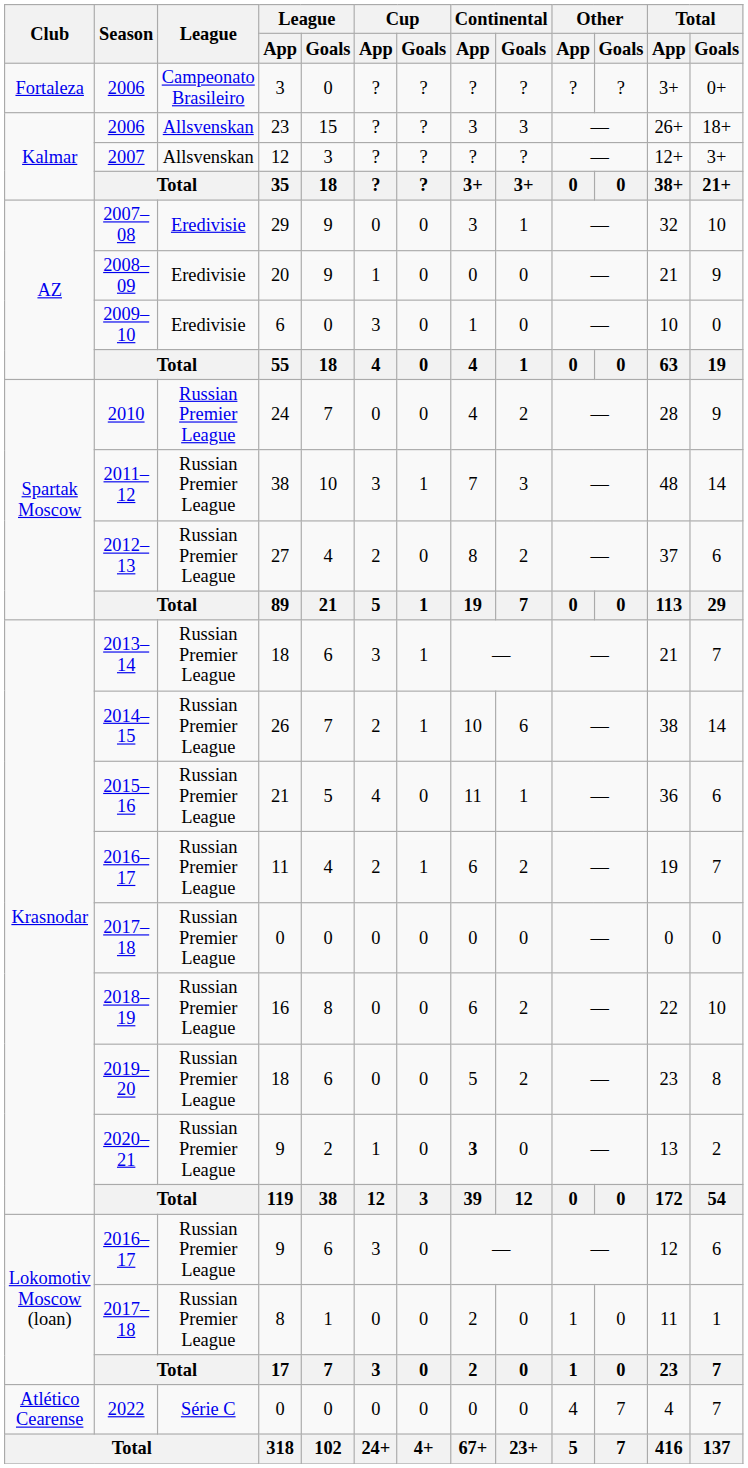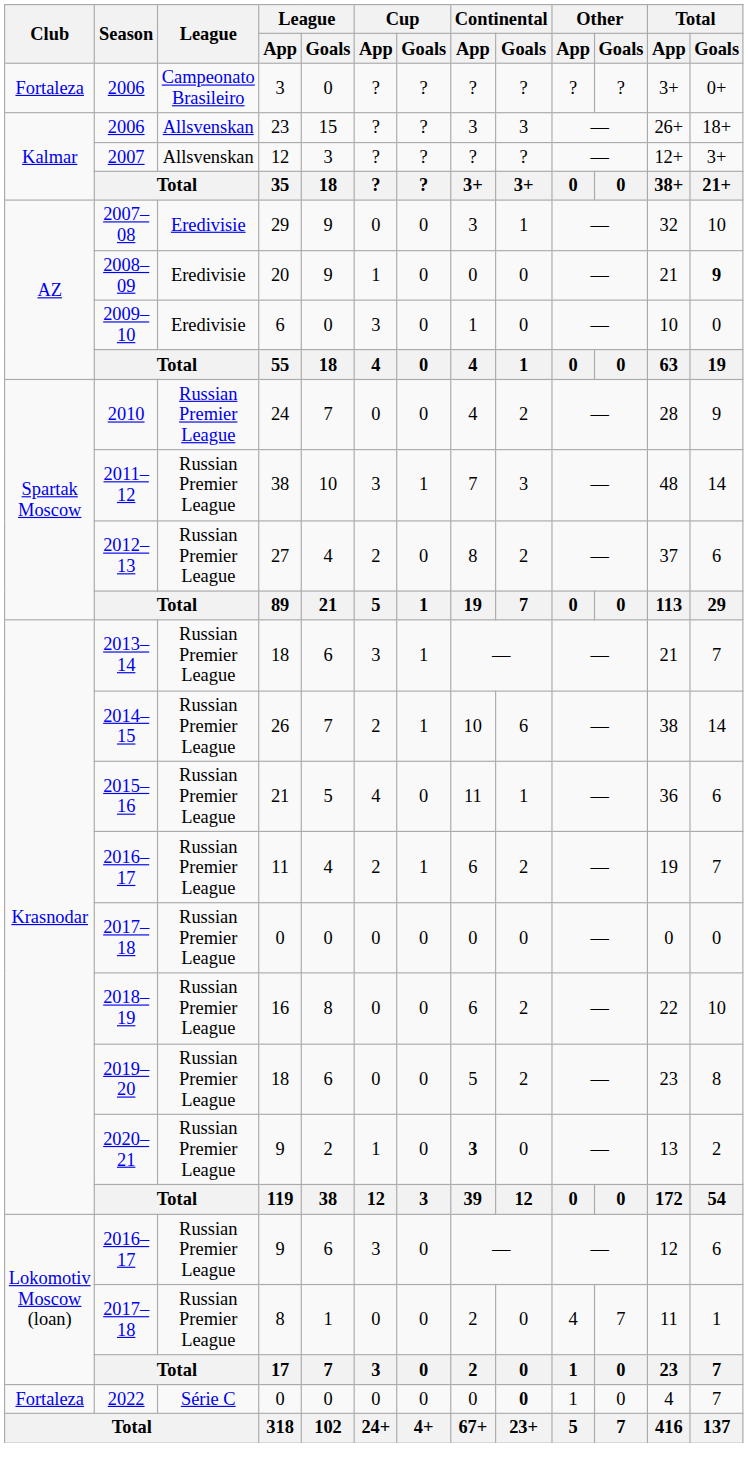(717, 275) normal -> (717, 275) bold
(573, 1319) 1 -> (573, 1319) 4
(621, 1319) 0 -> (621, 1319) 7
(50, 1409) Atlético Cearense -> (50, 1398) Fortaleza
(524, 1409) normal -> (524, 1398) bold
(573, 1409) 4 -> (573, 1398) 1
(621, 1409) 7 -> (621, 1398) 0
